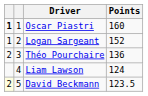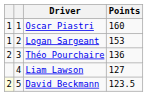(9, 26) bold -> (9, 26) normal
(117, 41) 152 -> (117, 41) 153
(117, 70) 124 -> (117, 70) 127
